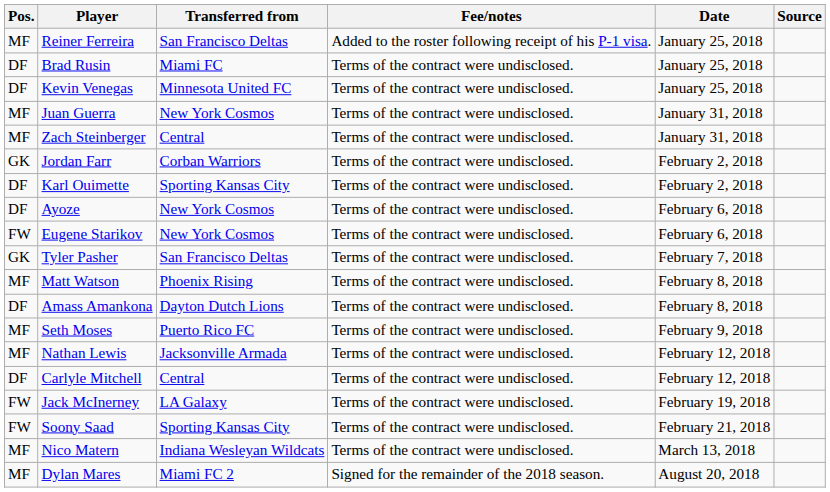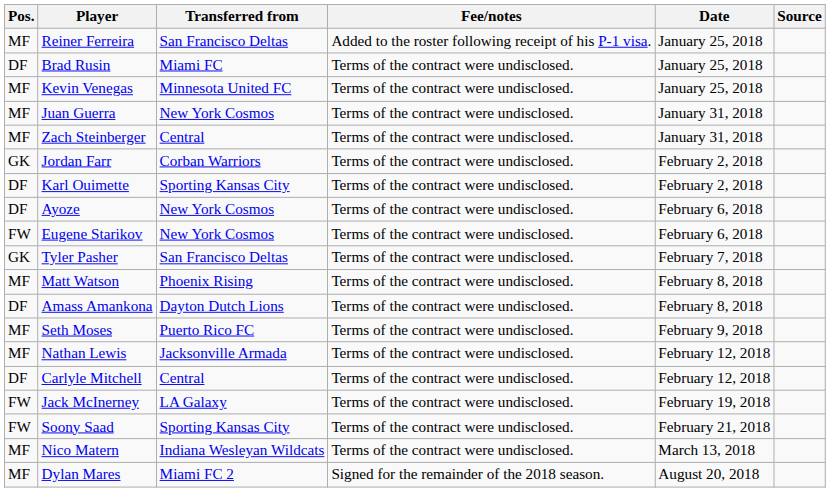(18, 88) DF -> (19, 88) MF
